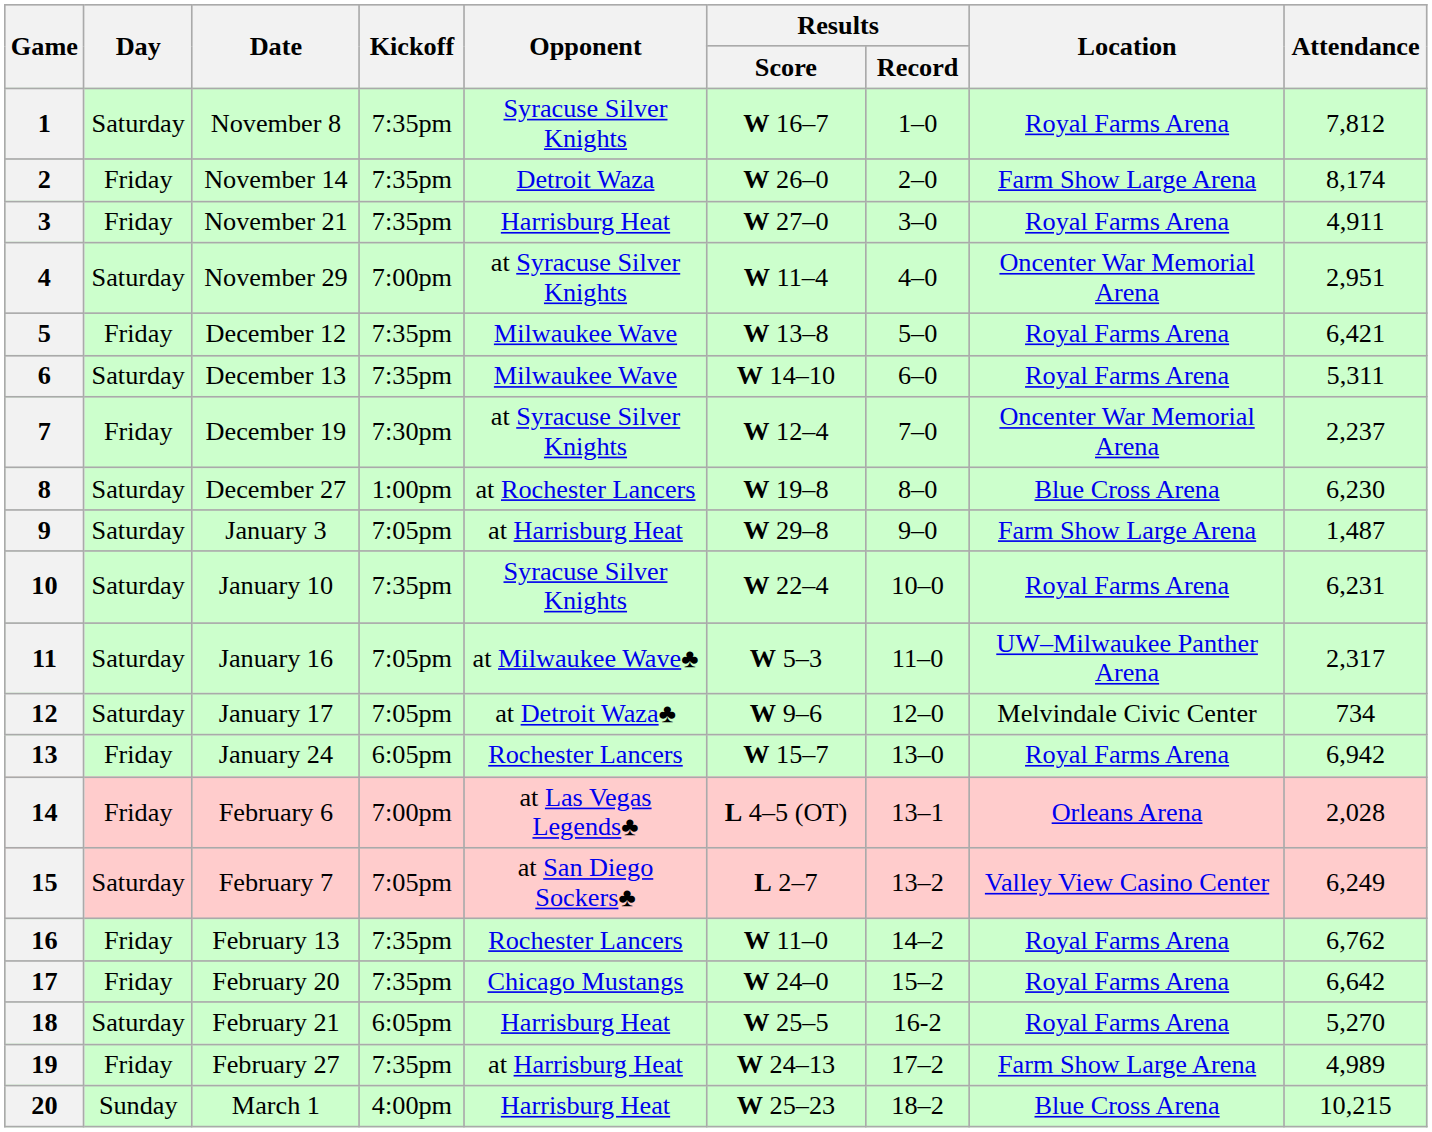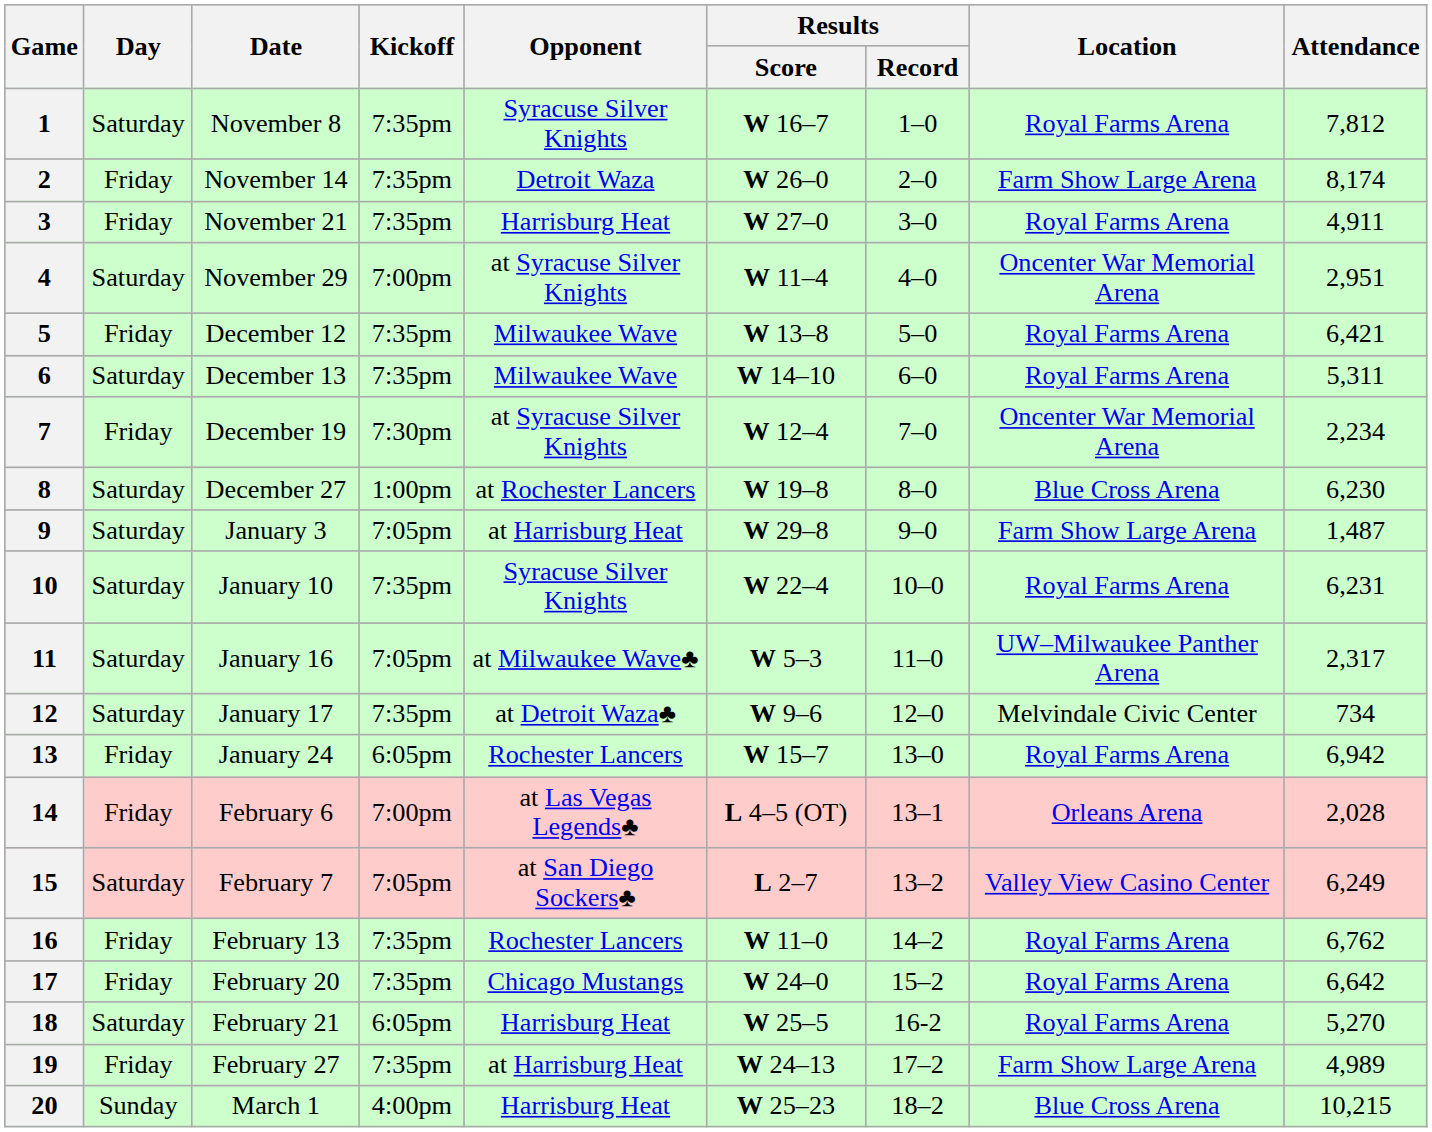(1356, 432) 2,237 -> (1356, 432) 2,234
(412, 713) 7:05pm -> (412, 713) 7:35pm
